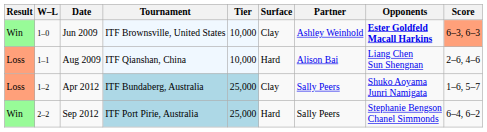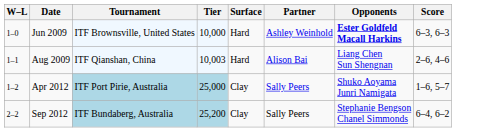- column: (20, 11)
(270, 33) Clay -> (240, 33) Hard
(463, 33) lightsalmon background -> (433, 33) no background
(243, 59) 10,000 -> (212, 59) 10,003
(154, 86) ITF Bundaberg, Australia -> (121, 86) ITF Port Pirie, Australia
(152, 113) ITF Port Pirie, Australia -> (124, 113) ITF Bundaberg, Australia
(243, 113) 25,000 -> (212, 113) 25,200
(270, 113) Hard -> (239, 113) Clay
